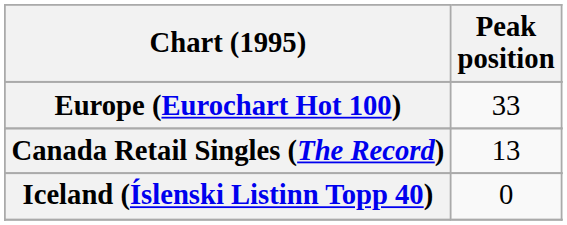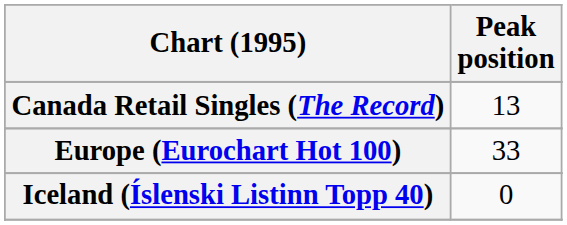rows swapped: (228, 150) <-> (228, 104)
